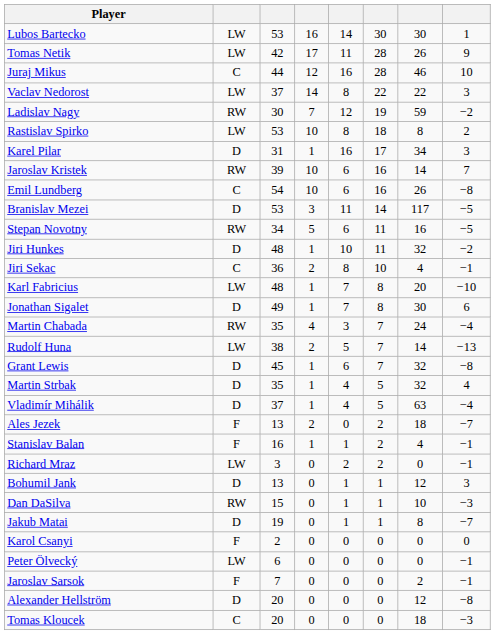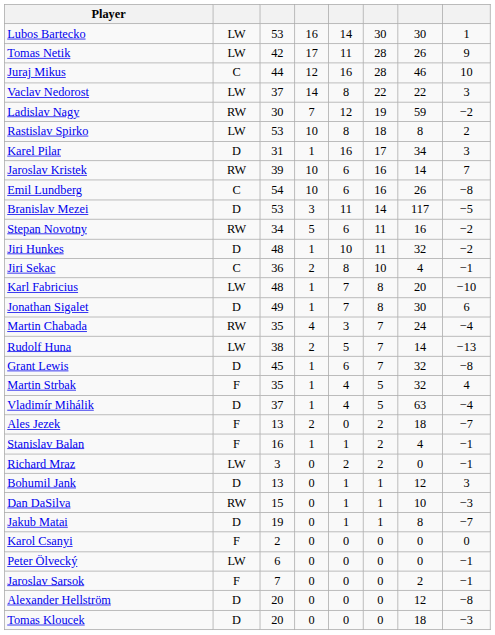(466, 229) −5 -> (466, 229) −2
(237, 385) D -> (237, 385) F
(237, 619) C -> (237, 619) D
